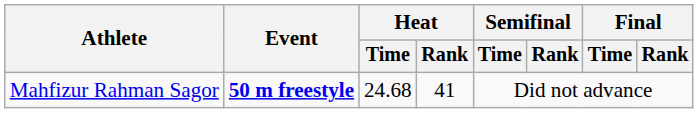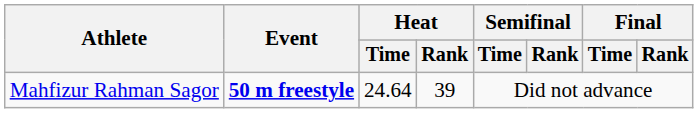(388, 90) 24.68 -> (388, 90) 24.64
(445, 90) 41 -> (445, 90) 39
